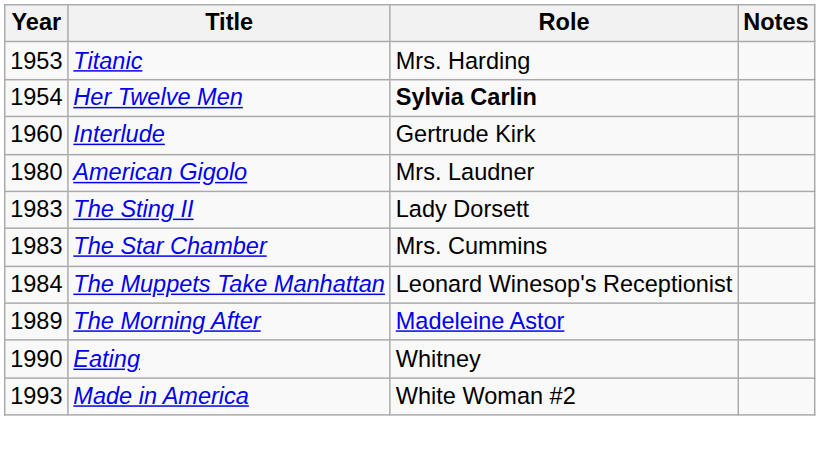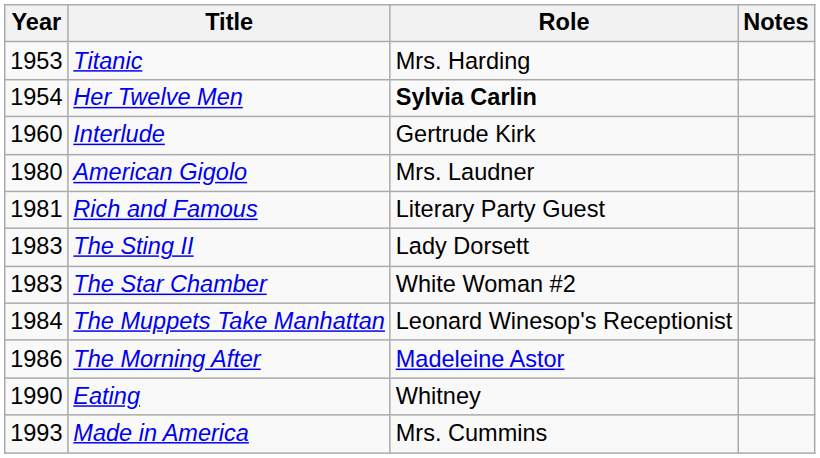+ row: (165, 209)
(472, 246) Mrs. Cummins -> (486, 284) White Woman #2
(36, 321) 1989 -> (36, 358) 1986
(486, 396) White Woman #2 -> (472, 433) Mrs. Cummins
